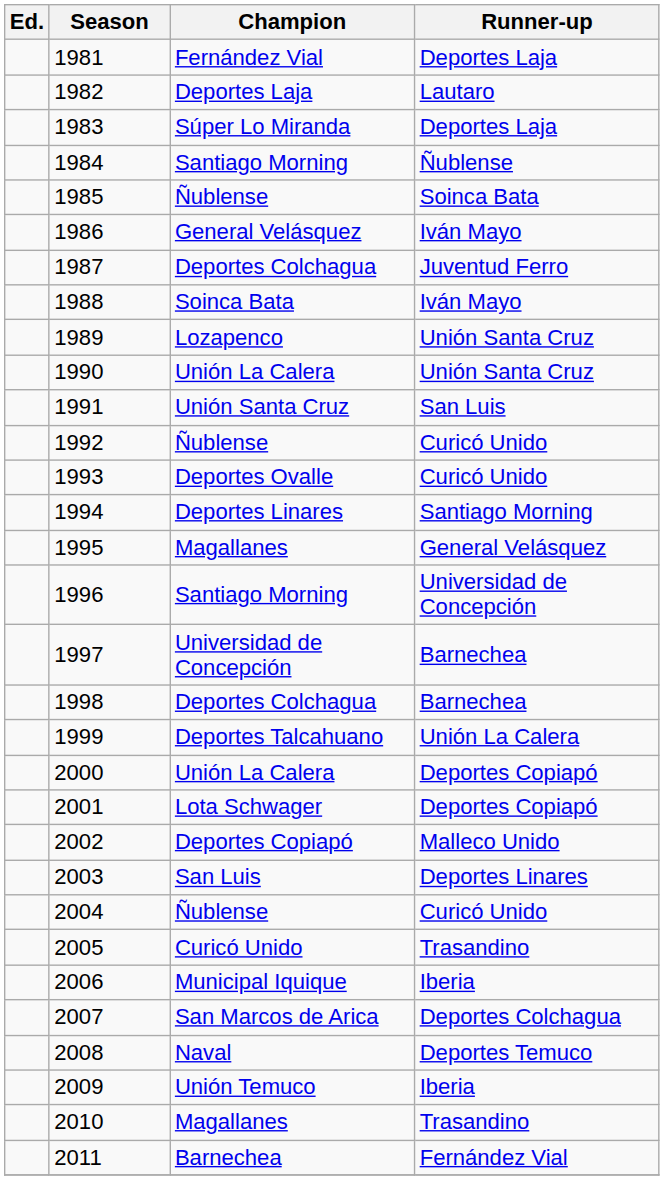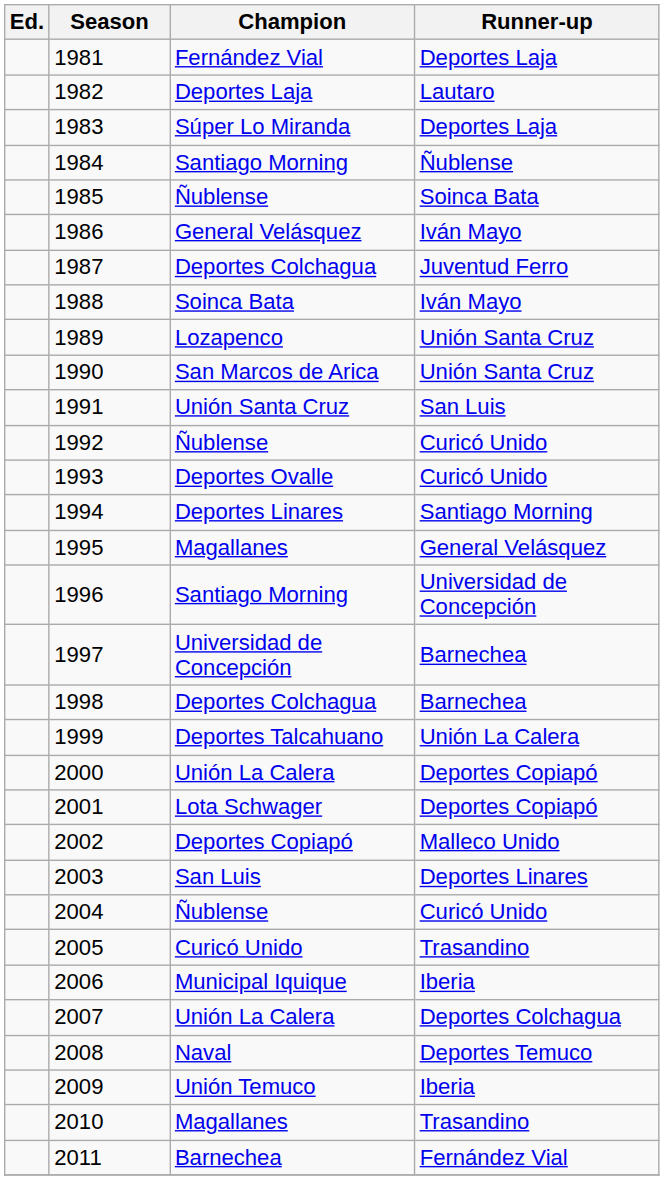(255, 372) Unión La Calera -> (277, 372) San Marcos de Arica
(277, 1017) San Marcos de Arica -> (255, 1017) Unión La Calera
